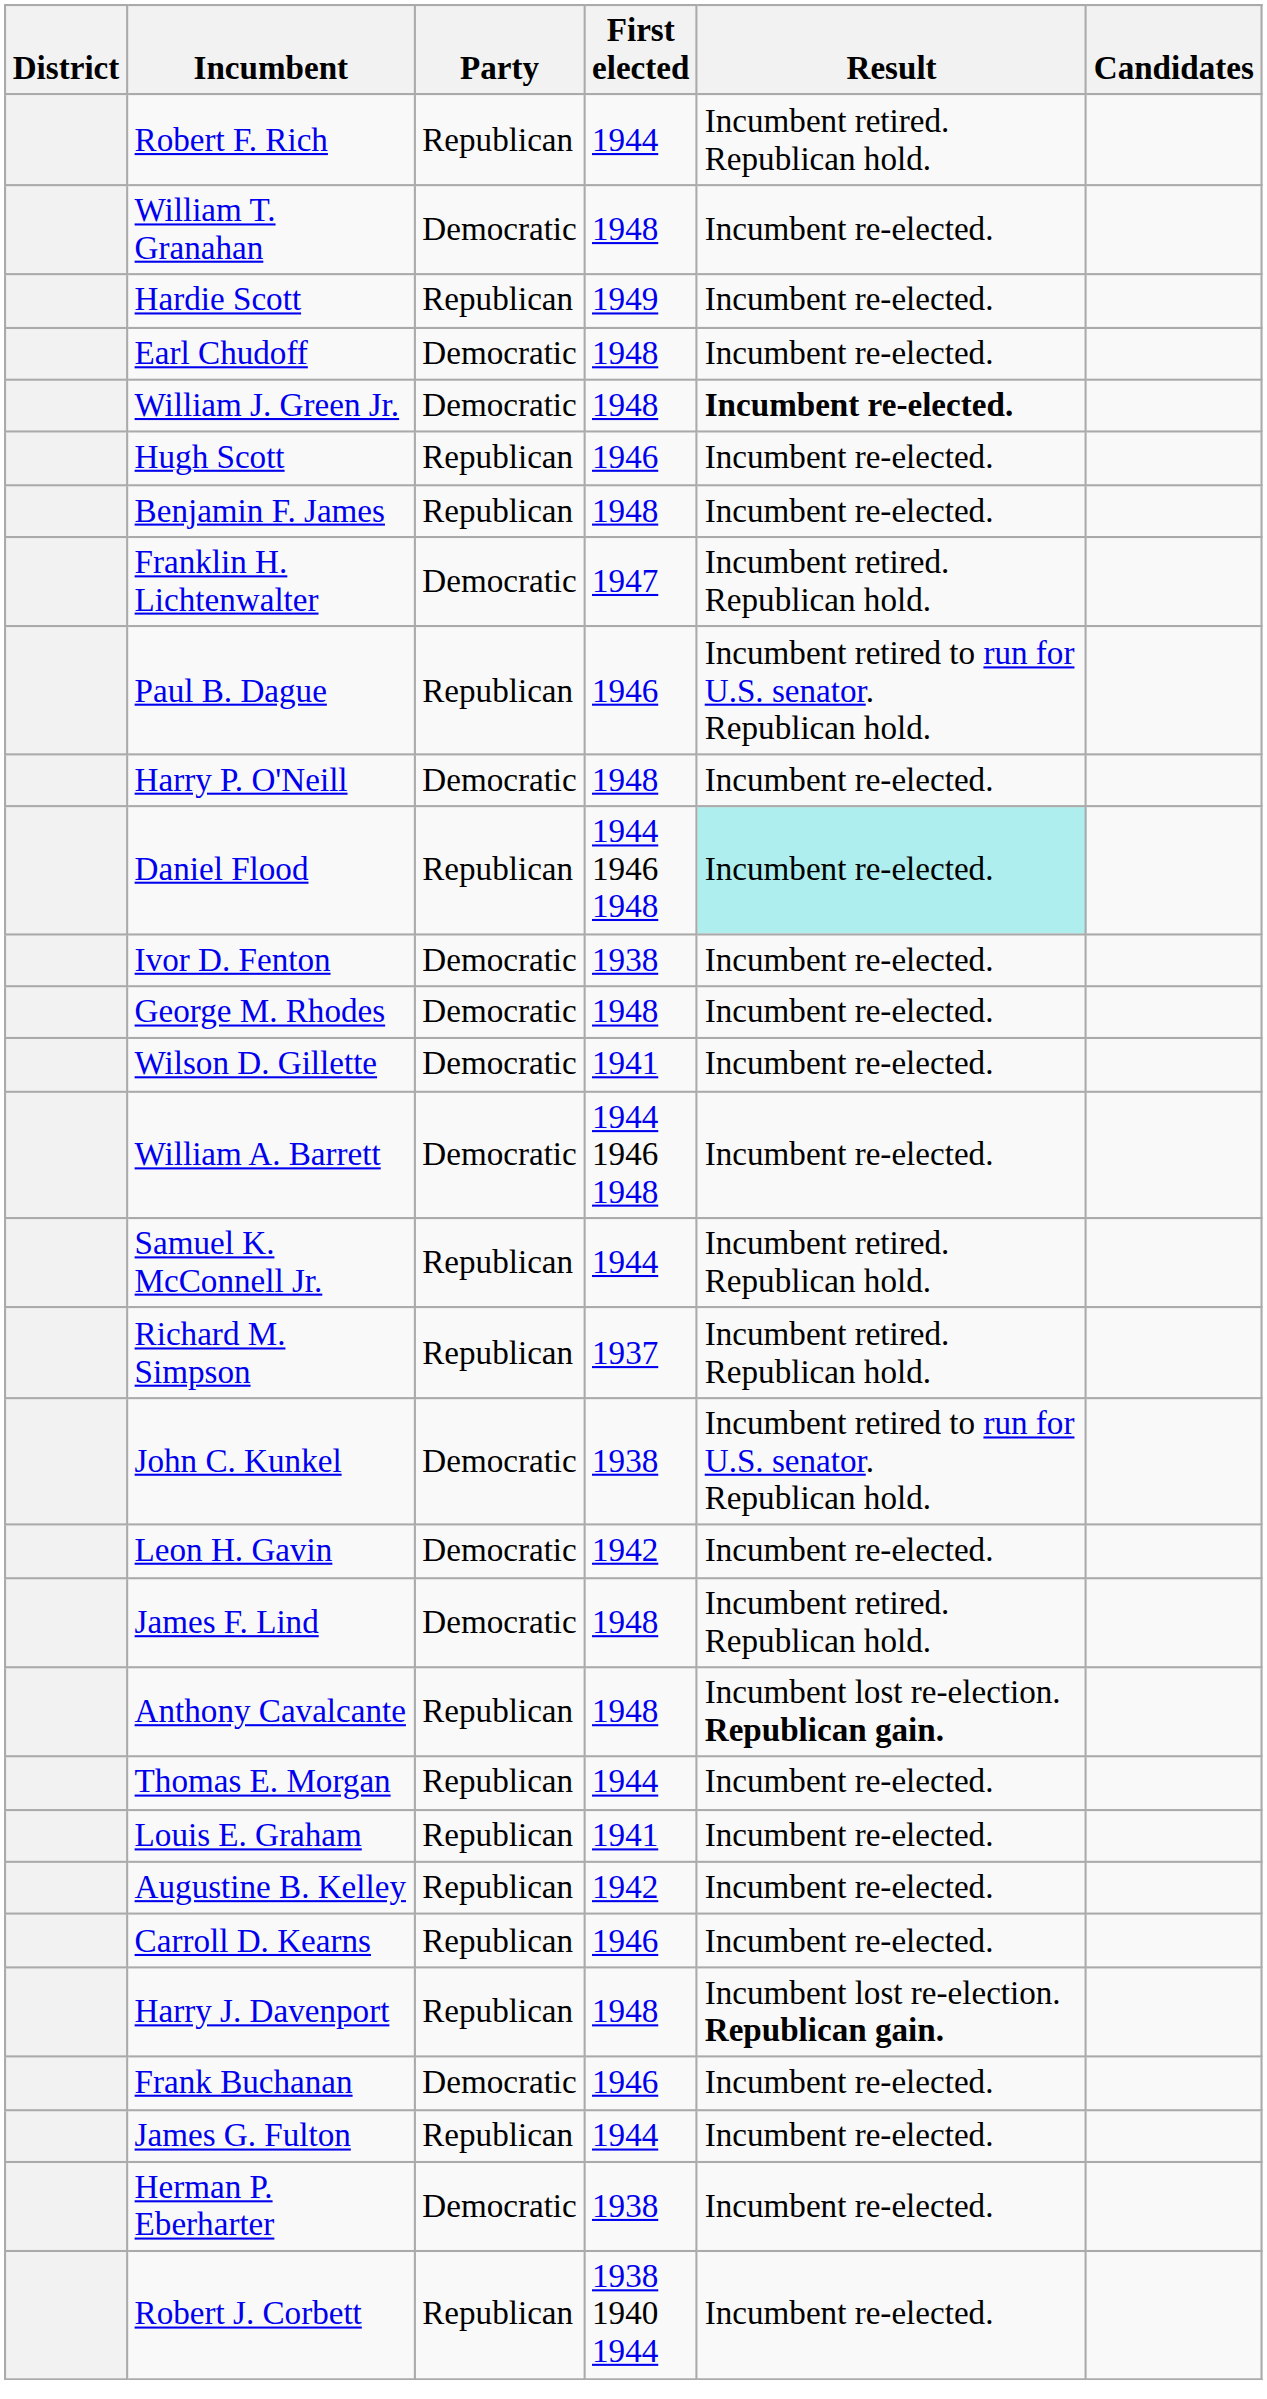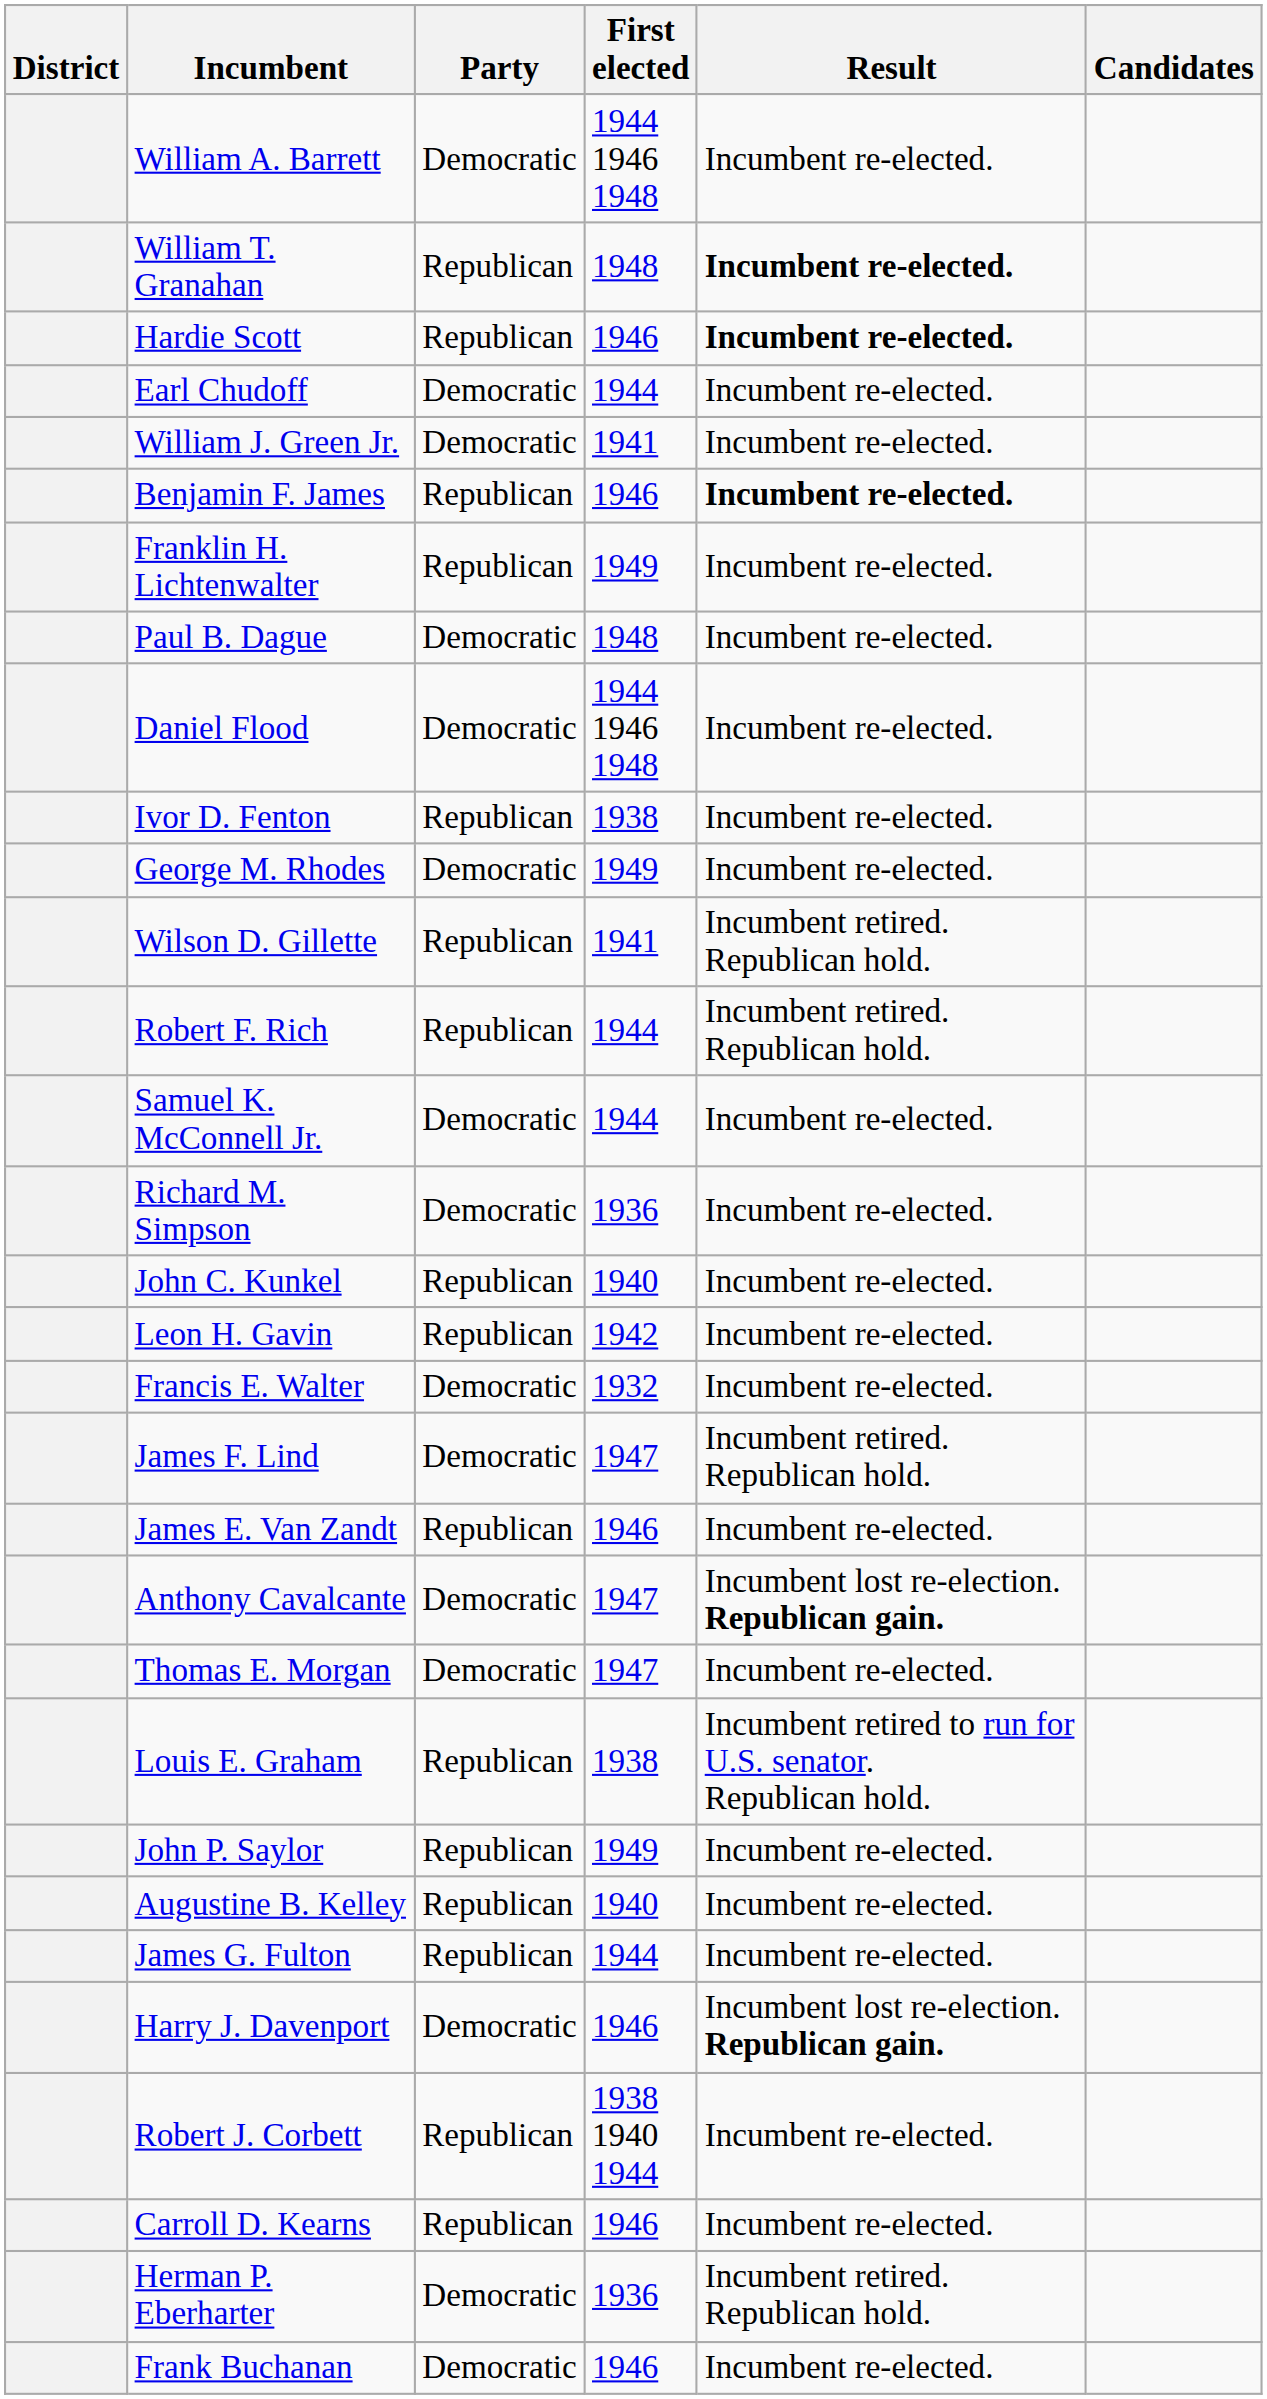rows swapped: (258, 1153) <-> (231, 139)
(500, 228) Democratic -> (498, 266) Republican
(849, 228) normal -> (859, 266) bold
(625, 300) 1949 -> (625, 337) 1946
(849, 300) normal -> (859, 337) bold
(625, 352) 1948 -> (625, 389) 1944
(625, 405) 1948 -> (625, 442) 1941
(859, 405) bold -> (849, 442) normal
- row: (210, 457)
(625, 510) 1948 -> (625, 494) 1946
(849, 510) normal -> (859, 494) bold
(500, 581) Democratic -> (498, 566) Republican
(625, 581) 1947 -> (625, 566) 1949
(827, 581) Incumbent retired. Republican hold. -> (849, 566) Incumbent re-elected.
(498, 689) Republican -> (500, 637) Democratic
(625, 689) 1946 -> (625, 637) 1948
(890, 689) Incumbent retired to run for U.S. senator. Republican hold. -> (849, 637) Incumbent re-elected.
- row: (241, 779)
(498, 869) Republican -> (500, 727) Democratic
(849, 869) paleturquoise background -> (849, 727) no background
(500, 959) Democratic -> (498, 816) Republican
(625, 1011) 1948 -> (625, 869) 1949
(500, 1064) Democratic -> (498, 940) Republican
(849, 1064) Incumbent re-elected. -> (827, 940) Incumbent retired. Republican hold.
(498, 1262) Republican -> (500, 1120) Democratic
(827, 1262) Incumbent retired. Republican hold. -> (849, 1120) Incumbent re-elected.
(498, 1352) Republican -> (500, 1209) Democratic
(625, 1352) 1937 -> (625, 1209) 1936
(827, 1352) Incumbent retired. Republican hold. -> (849, 1209) Incumbent re-elected.
(500, 1460) Democratic -> (498, 1281) Republican
(625, 1460) 1938 -> (625, 1281) 1940
(890, 1460) Incumbent retired to run for U.S. senator. Republican hold. -> (849, 1281) Incumbent re-elected.
(500, 1550) Democratic -> (498, 1333) Republican
+ row: (249, 1386)
(625, 1621) 1948 -> (625, 1457) 1947
+ row: (266, 1528)
(498, 1711) Republican -> (500, 1599) Democratic
(625, 1711) 1948 -> (625, 1599) 1947
(498, 1782) Republican -> (500, 1670) Democratic
(625, 1782) 1944 -> (625, 1670) 1947
(625, 1835) 1941 -> (625, 1760) 1938
(849, 1835) Incumbent re-elected. -> (890, 1760) Incumbent retired to run for U.S. senator. Republican hold.
+ row: (229, 1850)
(625, 1887) 1942 -> (625, 1902) 1940
rows swapped: (253, 1940) <-> (243, 2134)
(498, 2011) Republican -> (500, 2026) Democratic
(625, 2011) 1948 -> (625, 2026) 1946
rows swapped: (248, 2314) <-> (244, 2082)
(625, 2206) 1938 -> (625, 2295) 1936
(849, 2206) Incumbent re-elected. -> (827, 2295) Incumbent retired. Republican hold.
